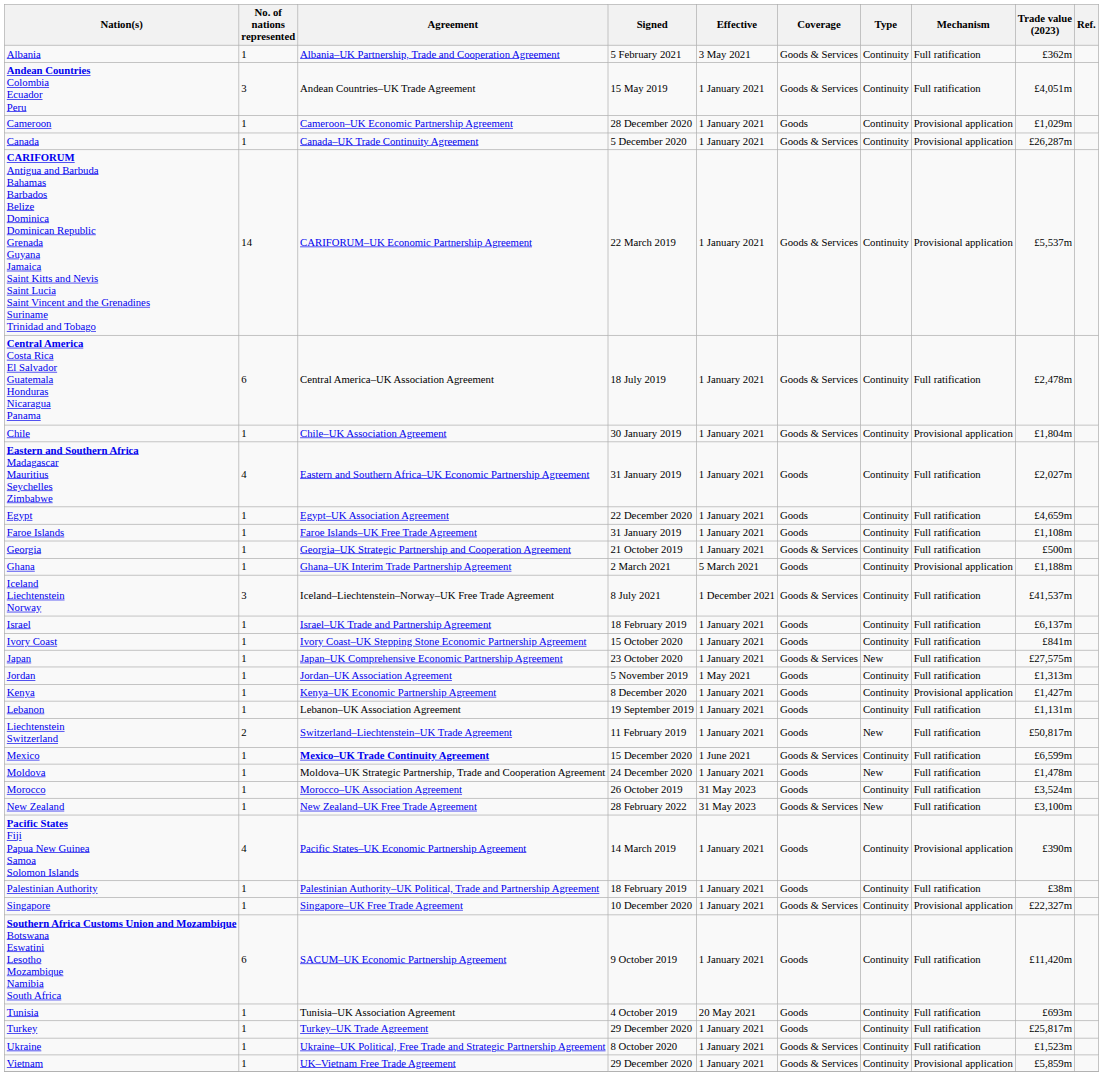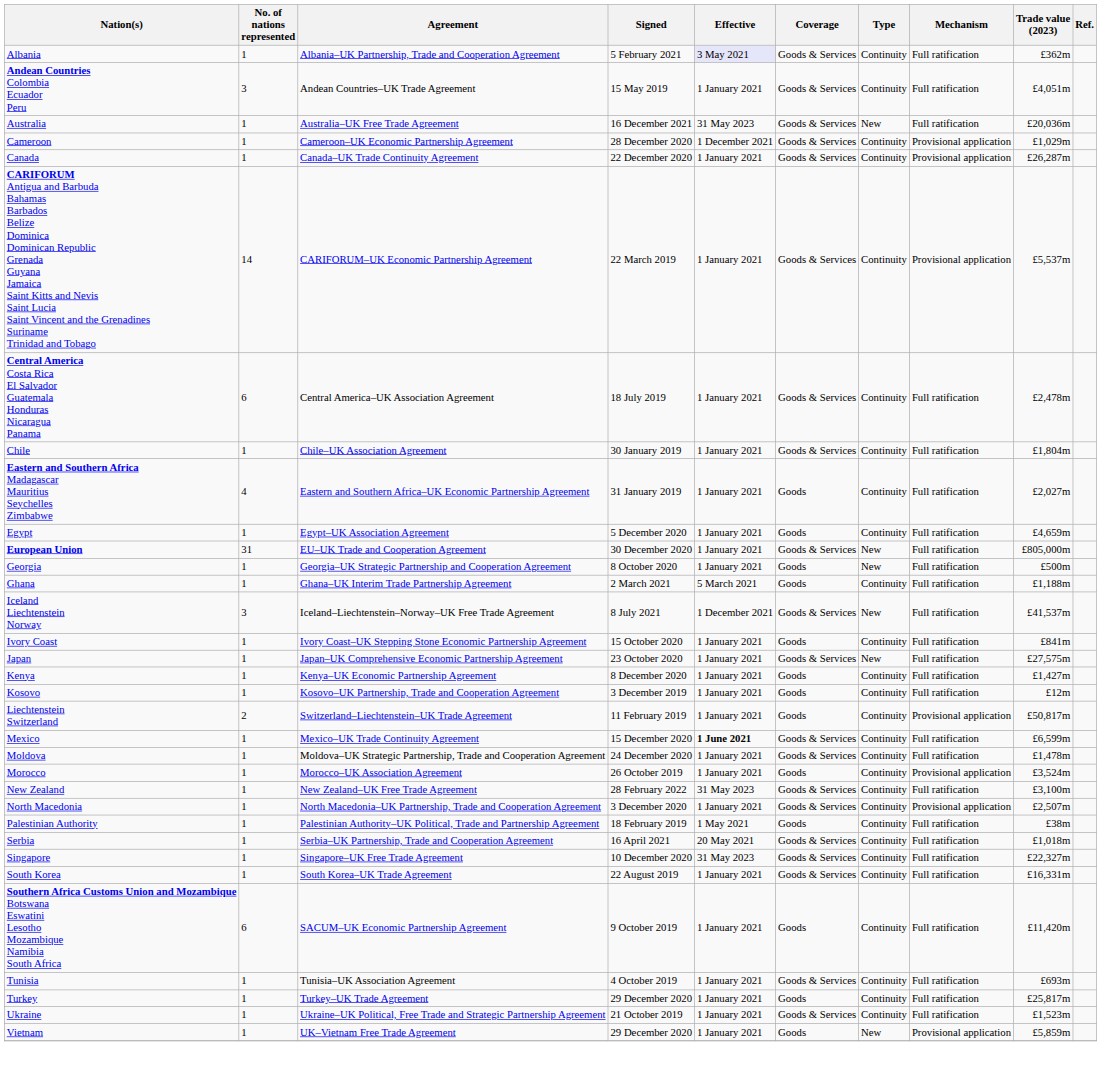(725, 54) no background -> (723, 54) lavender background
+ row: (26, 124)
(732, 124) 1 January 2021 -> (735, 141) 1 December 2021
(794, 124) Goods -> (817, 141) Goods & Services
(649, 141) 5 December 2020 -> (651, 158) 22 December 2020
(963, 433) Provisional application -> (945, 450) Full ratification
(651, 515) 22 December 2020 -> (649, 532) 5 December 2020
+ row: (45, 549)
- row: (36, 532)
(646, 549) 21 October 2019 -> (644, 566) 8 October 2020
(819, 549) Goods & Services -> (792, 566) Goods
(886, 549) Continuity -> (871, 566) New
(963, 566) Provisional application -> (945, 583) Full ratification
(886, 595) Continuity -> (871, 612) New
- row: (19, 624)
- row: (21, 675)
(963, 692) Provisional application -> (945, 675) Full ratification
+ row: (23, 692)
- row: (26, 709)
(873, 732) New -> (884, 715) Continuity
(947, 732) Full ratification -> (961, 715) Provisional application
(395, 755) bold -> (390, 738) normal
(725, 755) normal -> (724, 738) bold
(794, 772) Goods -> (817, 755) Goods & Services
(873, 772) New -> (884, 755) Continuity
(727, 789) 31 May 2023 -> (730, 772) 1 January 2021
(947, 789) Full ratification -> (961, 772) Provisional application
(873, 806) New -> (884, 789) Continuity
+ row: (44, 806)
- row: (48, 848)
(732, 889) 1 January 2021 -> (723, 823) 1 May 2021
+ row: (20, 840)
(732, 906) 1 January 2021 -> (726, 857) 31 May 2023
(963, 906) Provisional application -> (945, 857) Full ratification
+ row: (34, 874)
(727, 1012) 20 May 2021 -> (730, 981) 1 January 2021
(794, 1012) Goods -> (817, 981) Goods & Services
(644, 1046) 8 October 2020 -> (646, 1015) 21 October 2019
(819, 1063) Goods & Services -> (792, 1032) Goods
(886, 1063) Continuity -> (871, 1032) New
